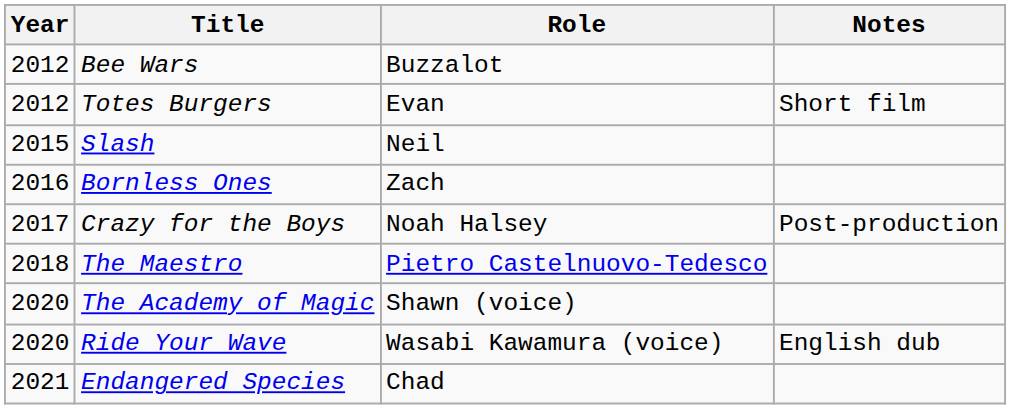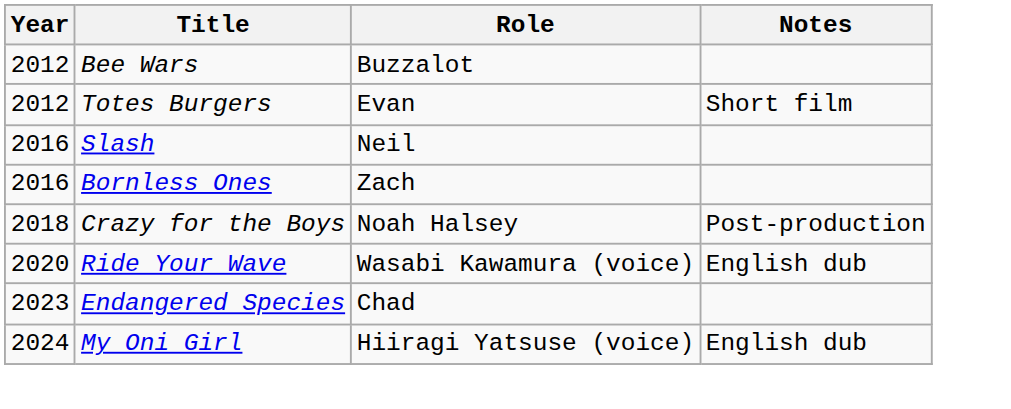(40, 144) 2015 -> (40, 144) 2016
(40, 224) 2017 -> (40, 224) 2018
- row: (162, 264)
- row: (228, 304)
(40, 383) 2021 -> (40, 304) 2023
+ row: (162, 344)
